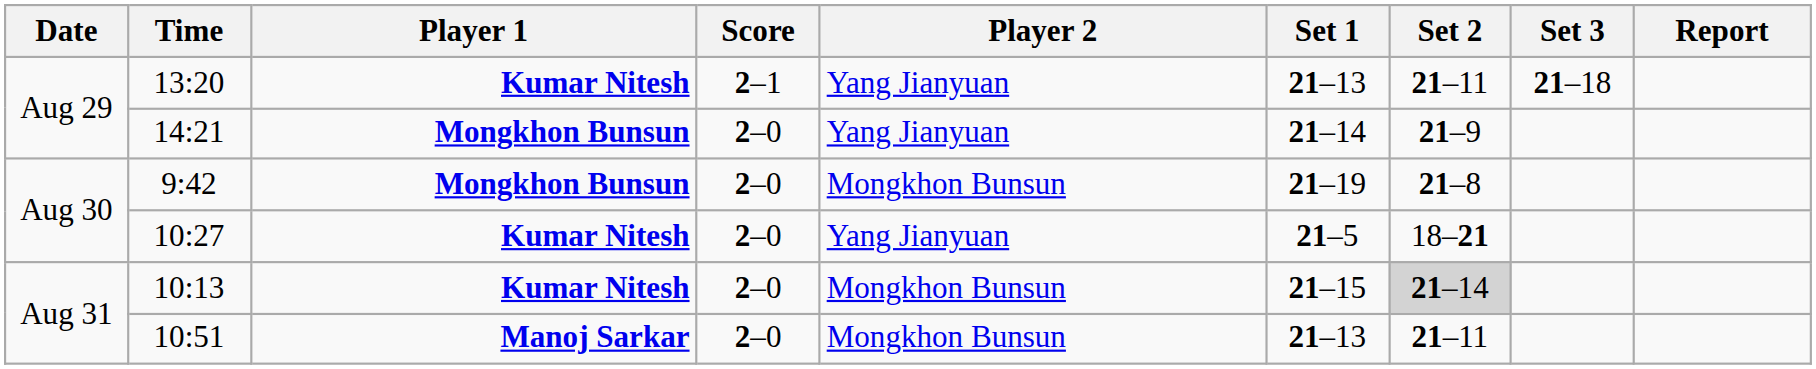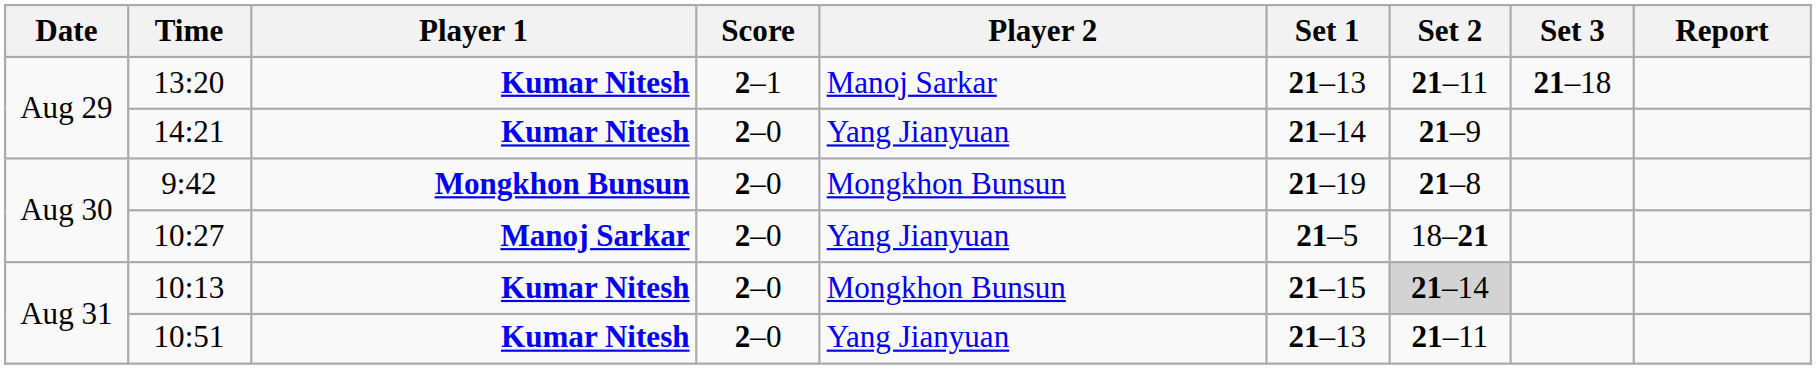(918, 81) Yang Jianyuan -> (912, 81) Manoj Sarkar
(562, 133) Mongkhon Bunsun -> (595, 133) Kumar Nitesh
(595, 235) Kumar Nitesh -> (595, 235) Manoj Sarkar
(595, 338) Manoj Sarkar -> (595, 338) Kumar Nitesh
(946, 338) Mongkhon Bunsun -> (918, 338) Yang Jianyuan
